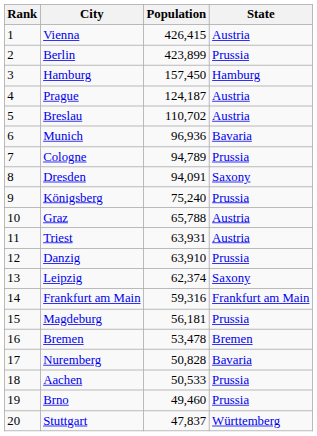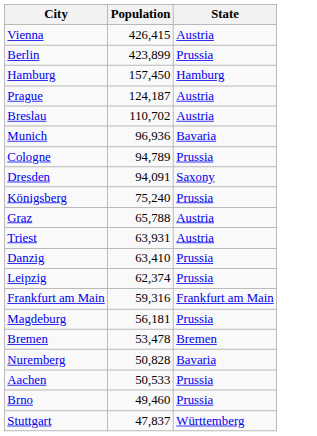- column: (22, 14)
(189, 258) 63,910 -> (153, 258) 63,410
(231, 278) Saxony -> (195, 278) Prussia
